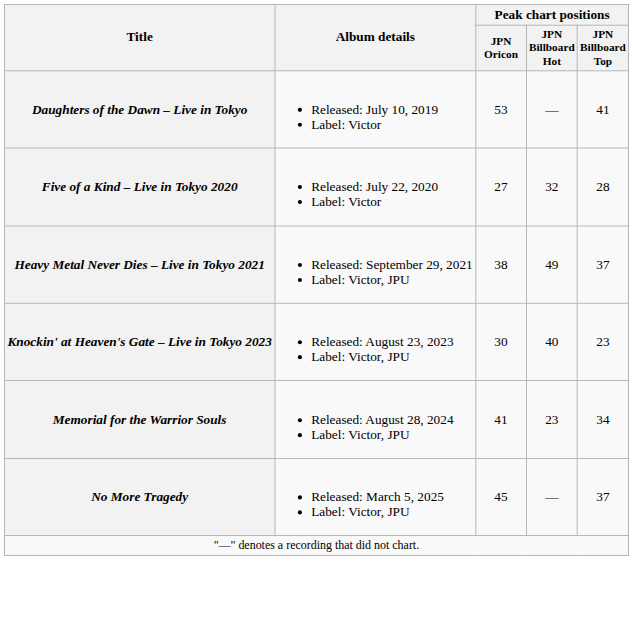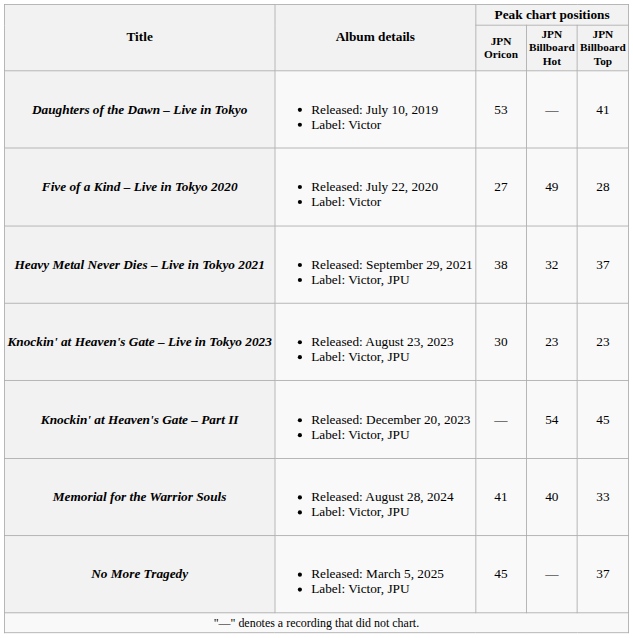(552, 186) 32 -> (552, 186) 49
(552, 264) 49 -> (552, 264) 32
(552, 341) 40 -> (552, 341) 23
+ row: (140, 419)
(552, 419) 23 -> (552, 497) 40
(603, 419) 34 -> (603, 497) 33
